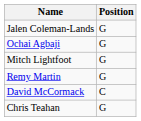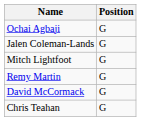rows swapped: (33, 44) <-> (50, 28)
(102, 92) C -> (103, 92) G
